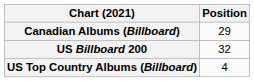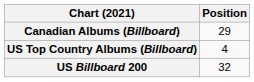rows swapped: (102, 49) <-> (102, 67)
